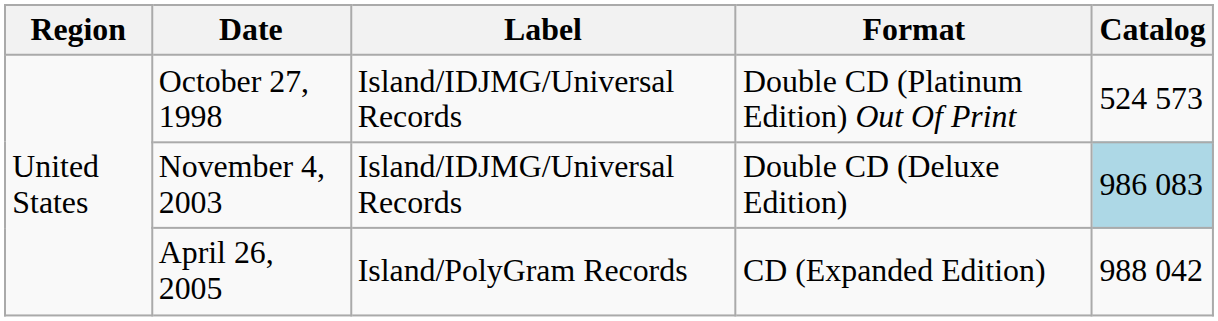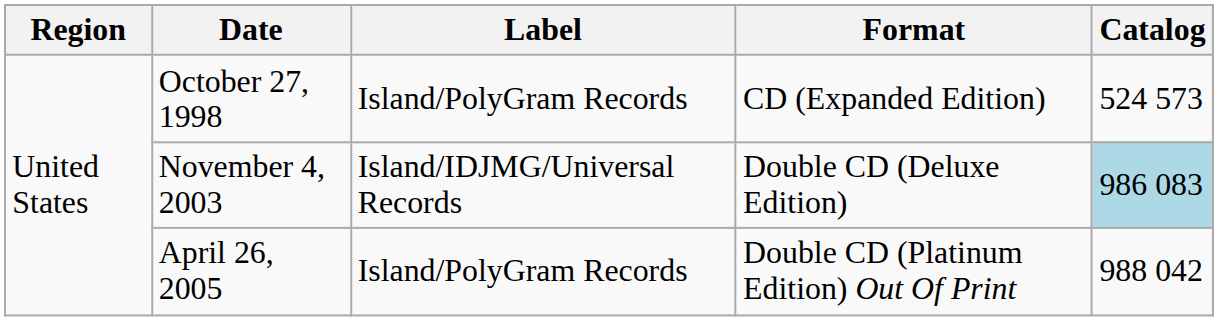(516, 98) Island/IDJMG/Universal Records -> (523, 98) Island/PolyGram Records
(883, 98) Double CD (Platinum Edition) Out Of Print -> (894, 98) CD (Expanded Edition)
(894, 270) CD (Expanded Edition) -> (883, 270) Double CD (Platinum Edition) Out Of Print
